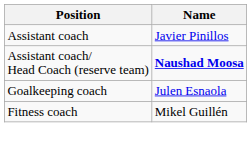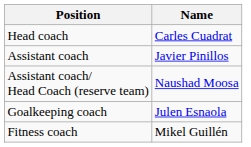+ row: (38, 35)
(199, 63) bold -> (197, 83) normal
